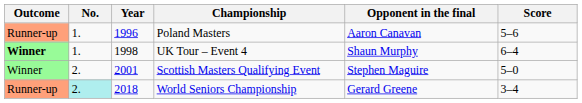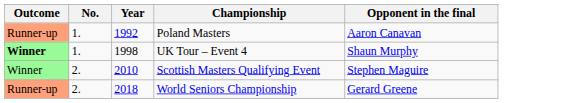- column: (538, 13)
(126, 32) 1996 -> (126, 32) 1992
(126, 70) 2001 -> (126, 70) 2010
(76, 88) paleturquoise background -> (76, 88) no background
